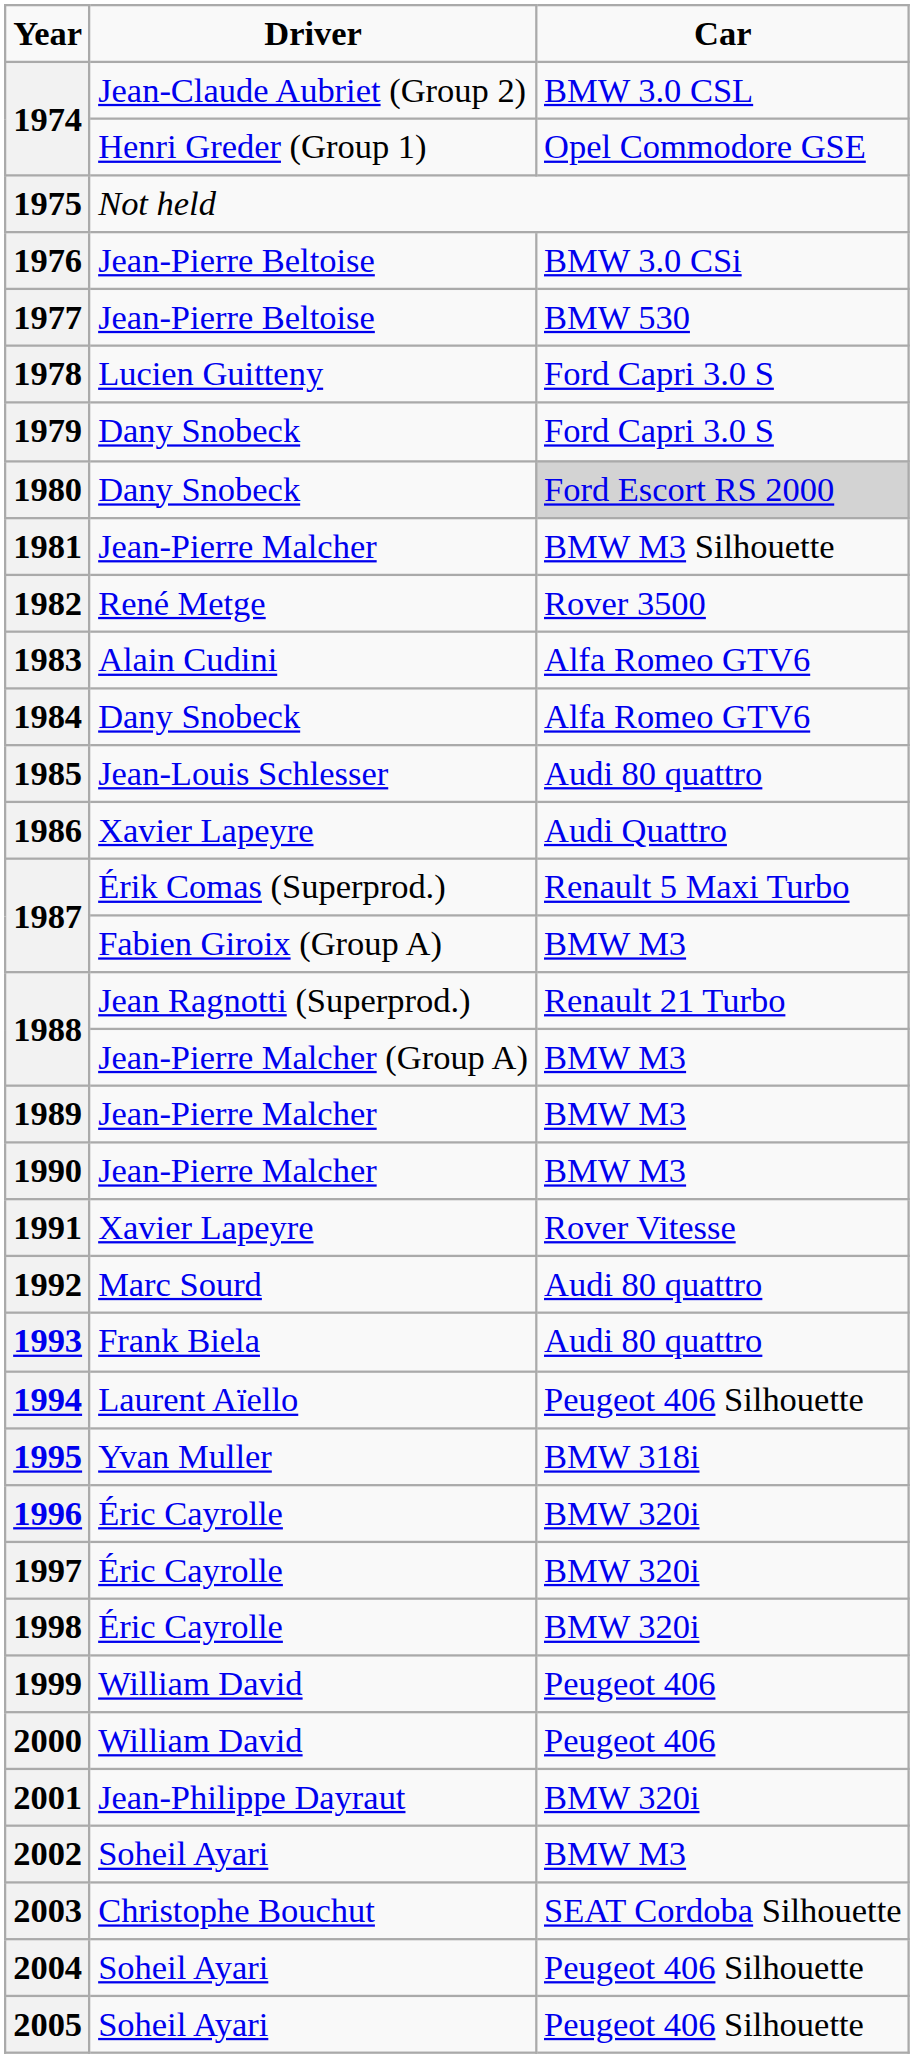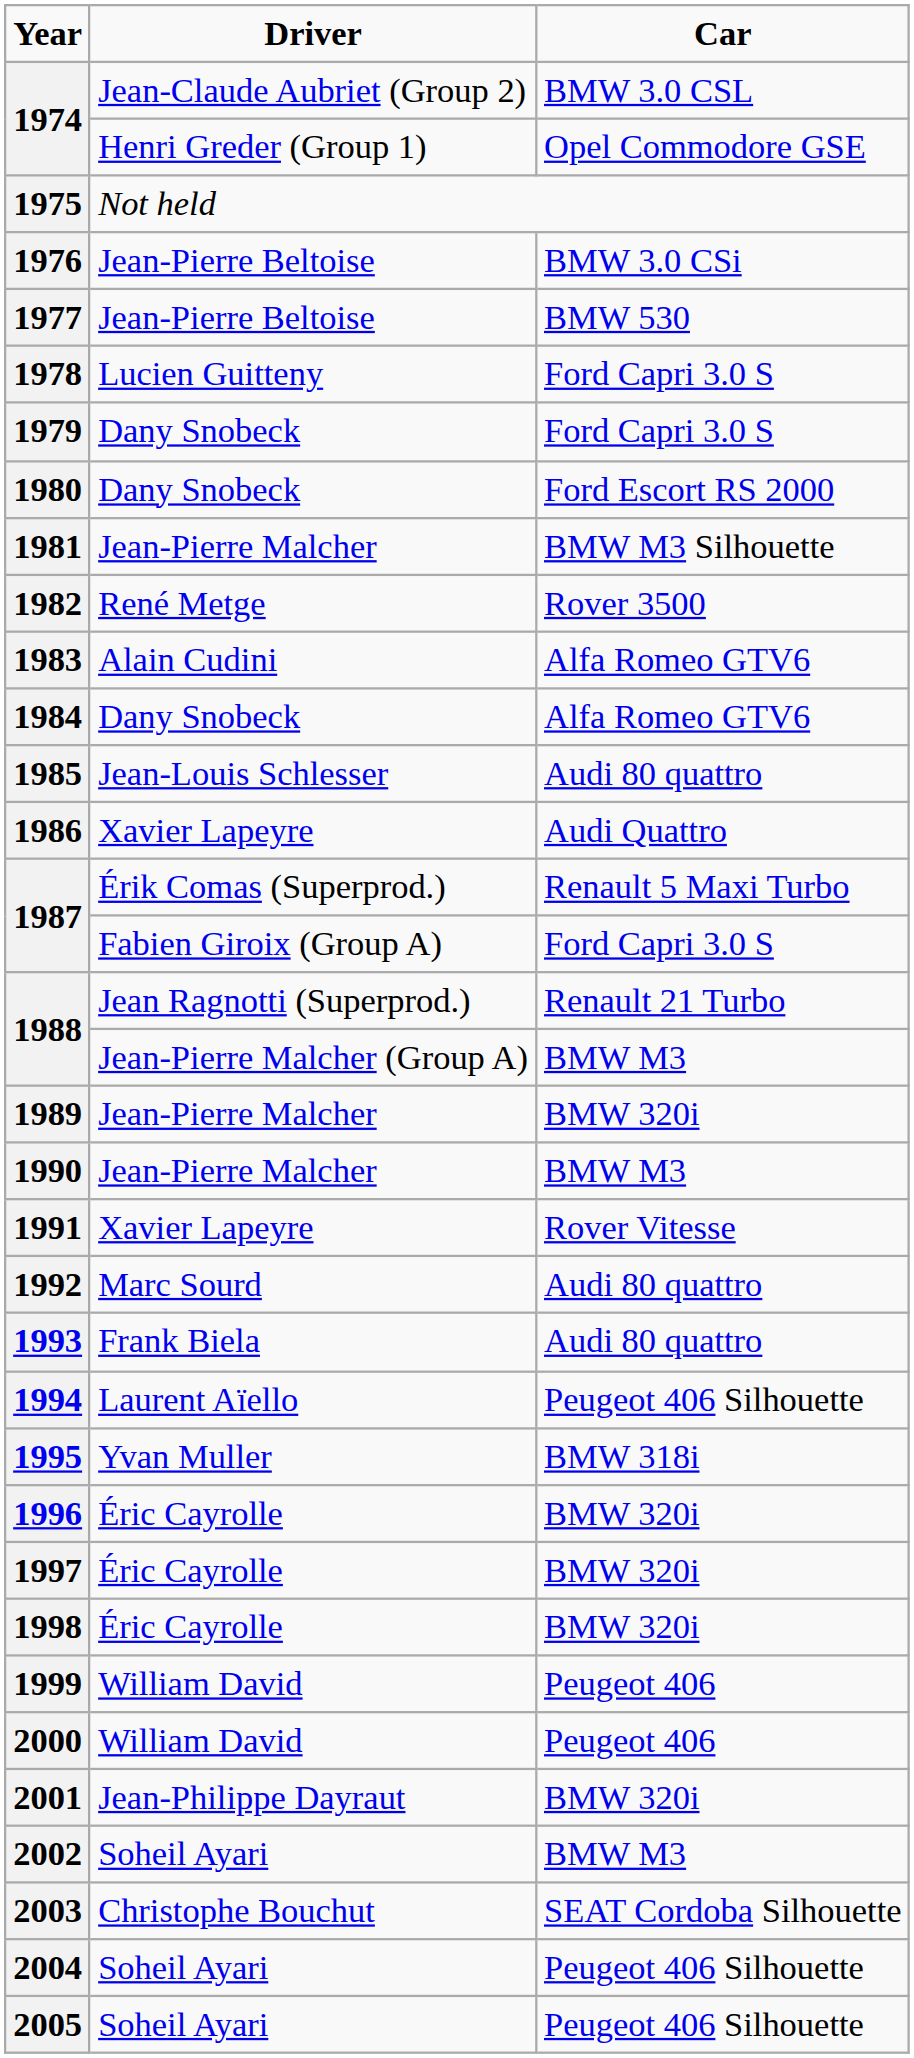(689, 488) lightgrey background -> (689, 488) no background
(615, 943) BMW M3 -> (659, 943) Ford Capri 3.0 S
(615, 1114) BMW M3 -> (622, 1114) BMW 320i
